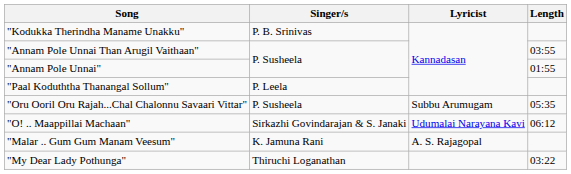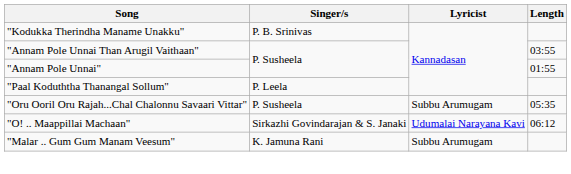(447, 141) A. S. Rajagopal -> (452, 141) Subbu Arumugam
- row: (66, 160)
